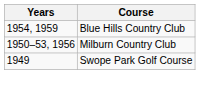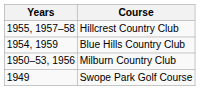+ row: (129, 28)
